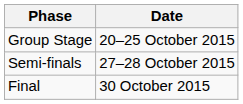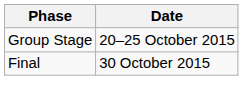- row: (45, 63)
